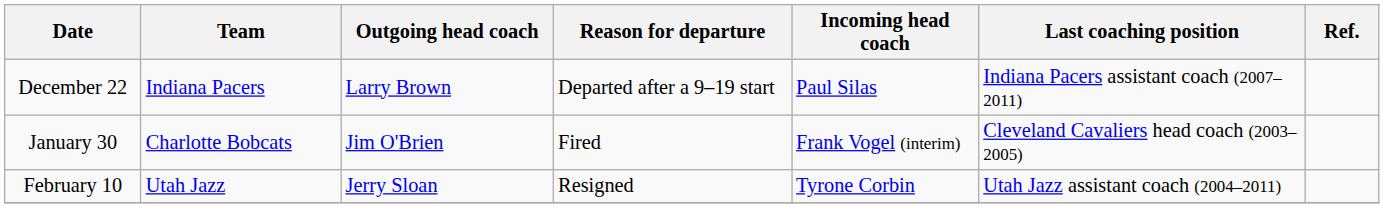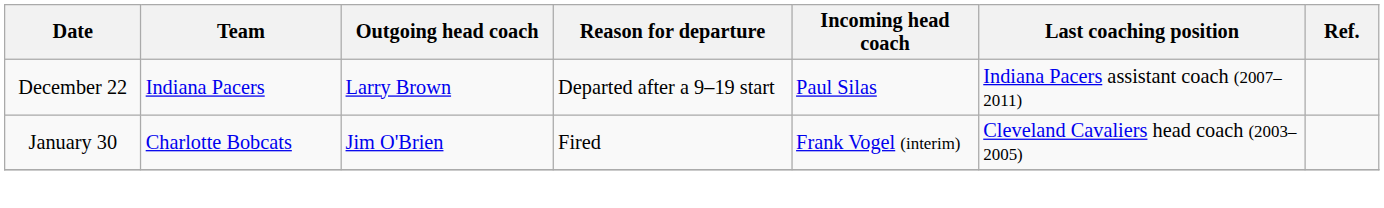- row: (73, 185)
